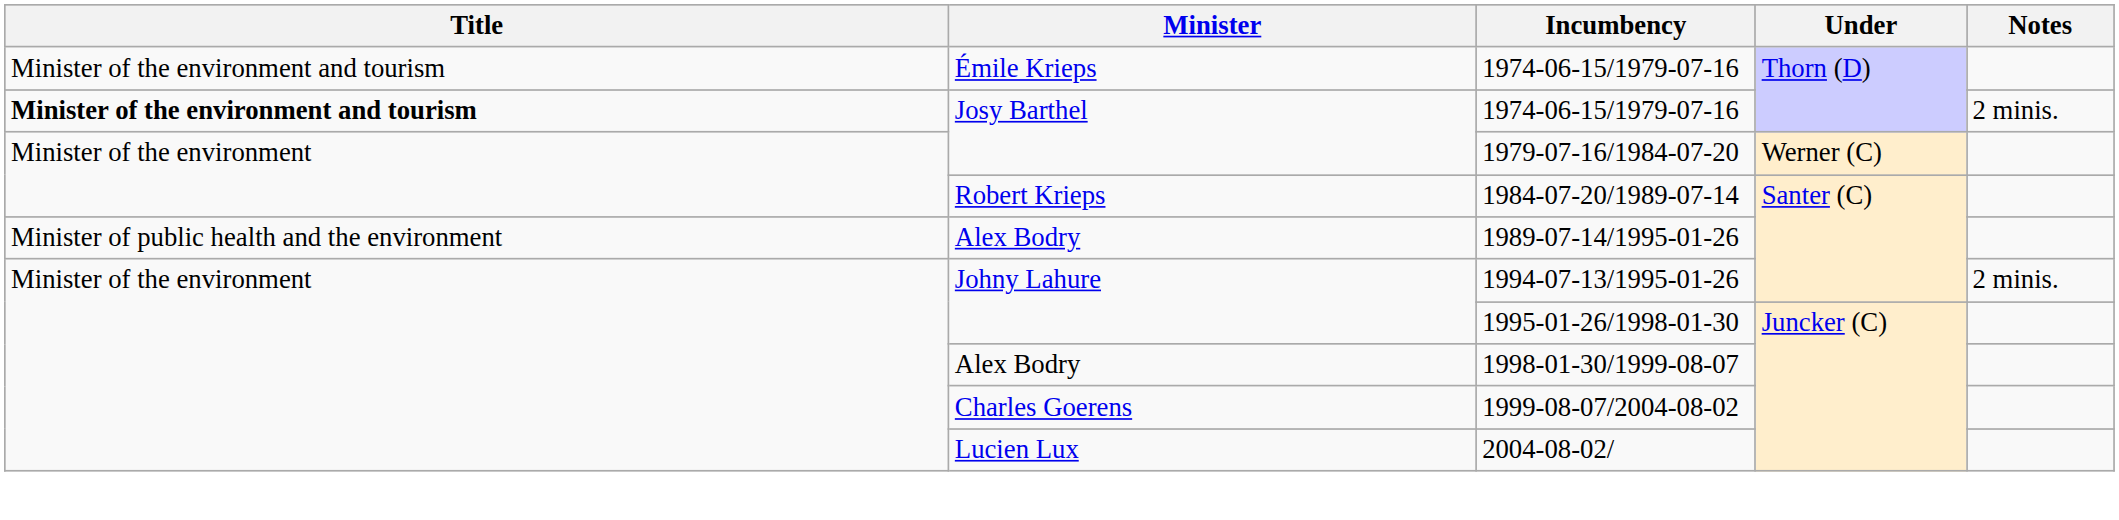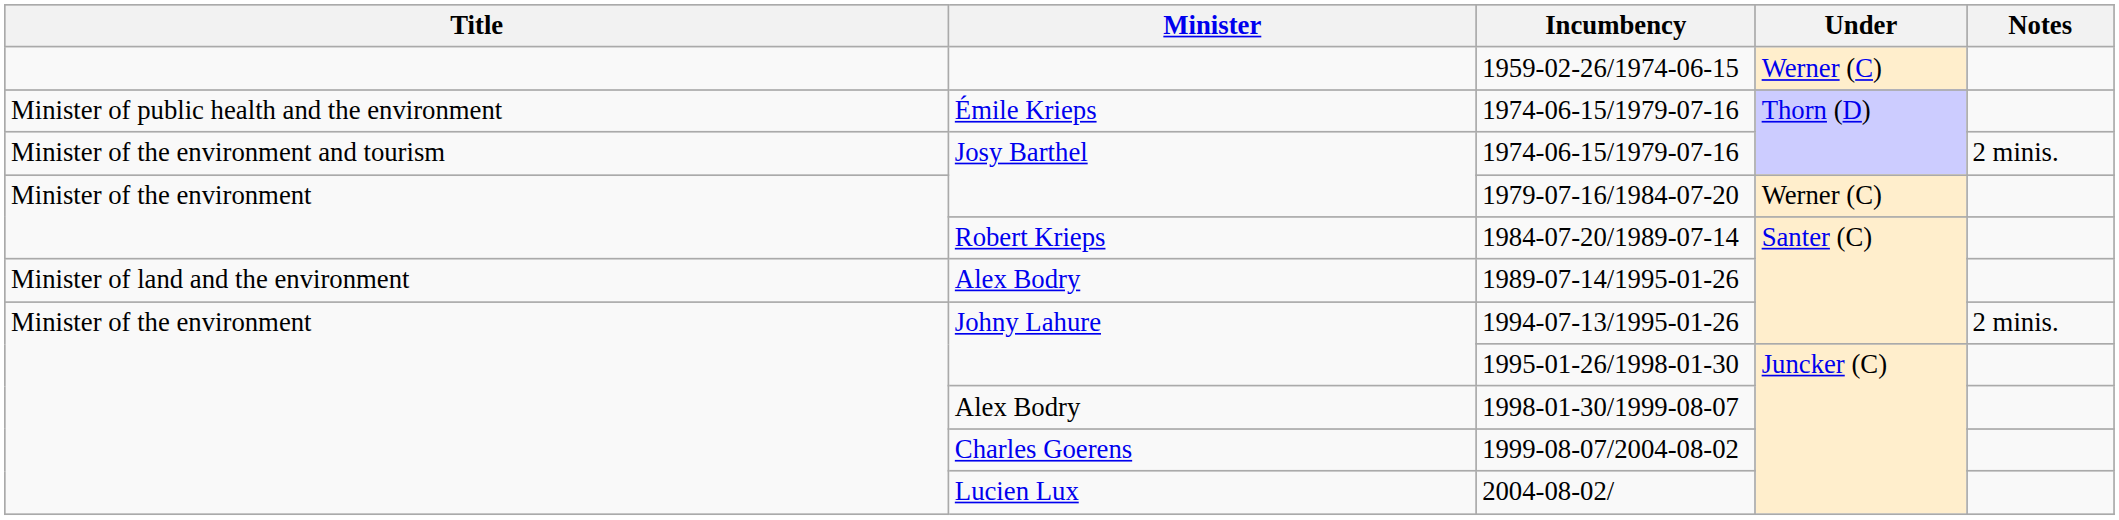+ row: (1212, 68)
(228, 68) Minister of the environment and tourism -> (257, 110) Minister of public health and the environment
(244, 110) bold -> (228, 152) normal
(257, 237) Minister of public health and the environment -> (210, 279) Minister of land and the environment
